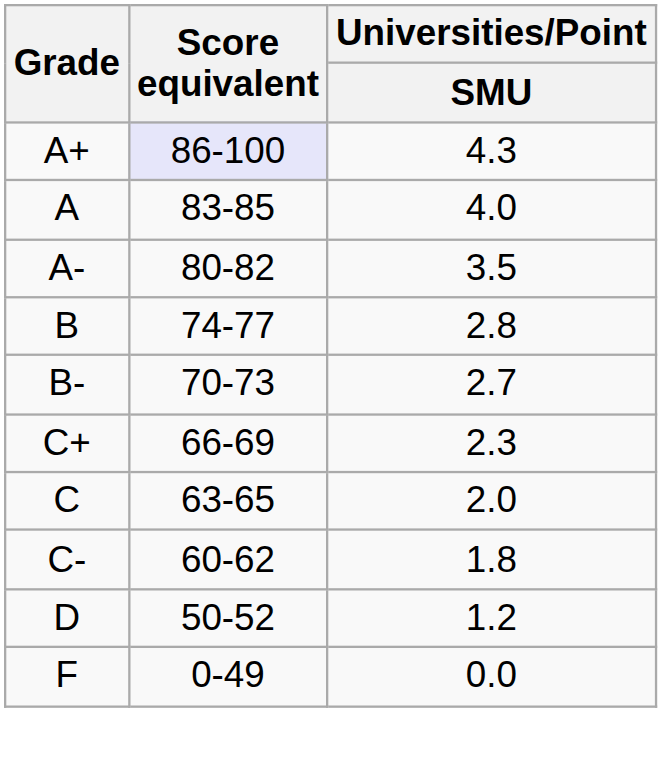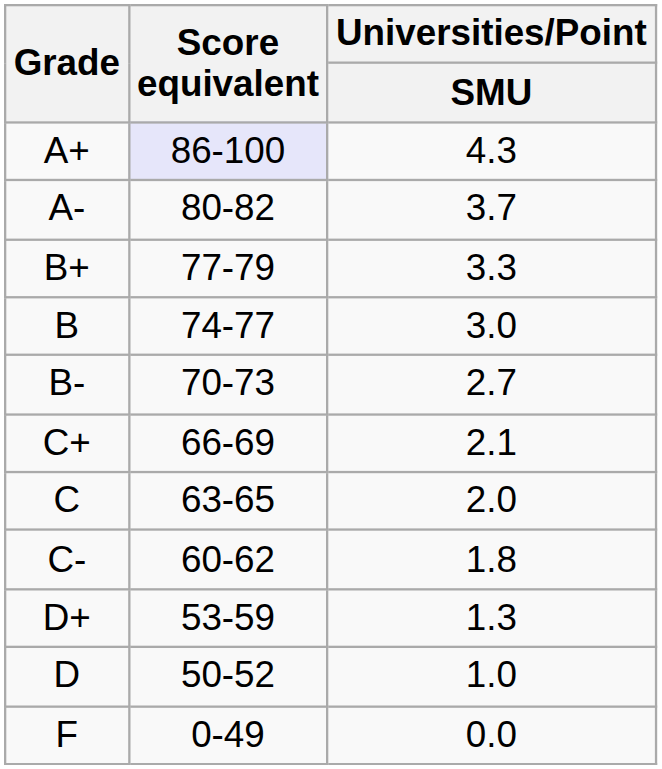- row: (67, 208)
(491, 267) 3.5 -> (491, 208) 3.7
+ row: (67, 267)
(491, 325) 2.8 -> (491, 325) 3.0
(491, 442) 2.3 -> (491, 442) 2.1
+ row: (67, 617)
(491, 617) 1.2 -> (491, 675) 1.0
